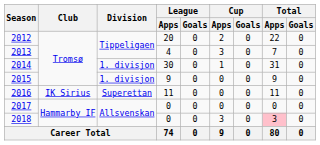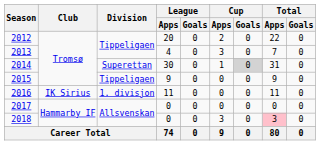(127, 65) 1. divisjon -> (127, 65) Superettan
(248, 65) no background -> (248, 65) lightgrey background
(127, 79) 1. divisjon -> (127, 79) Tippeligaen
(127, 92) Superettan -> (127, 92) 1. divisjon
